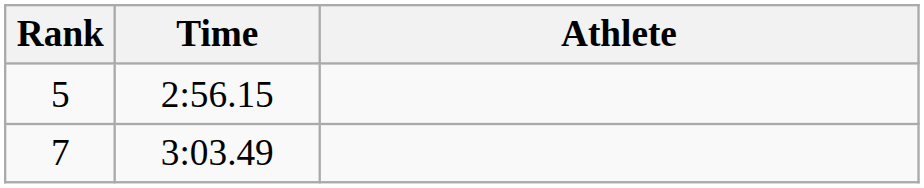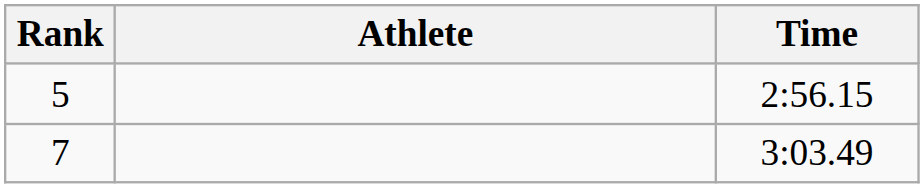columns swapped: (619, 34) <-> (217, 34)
